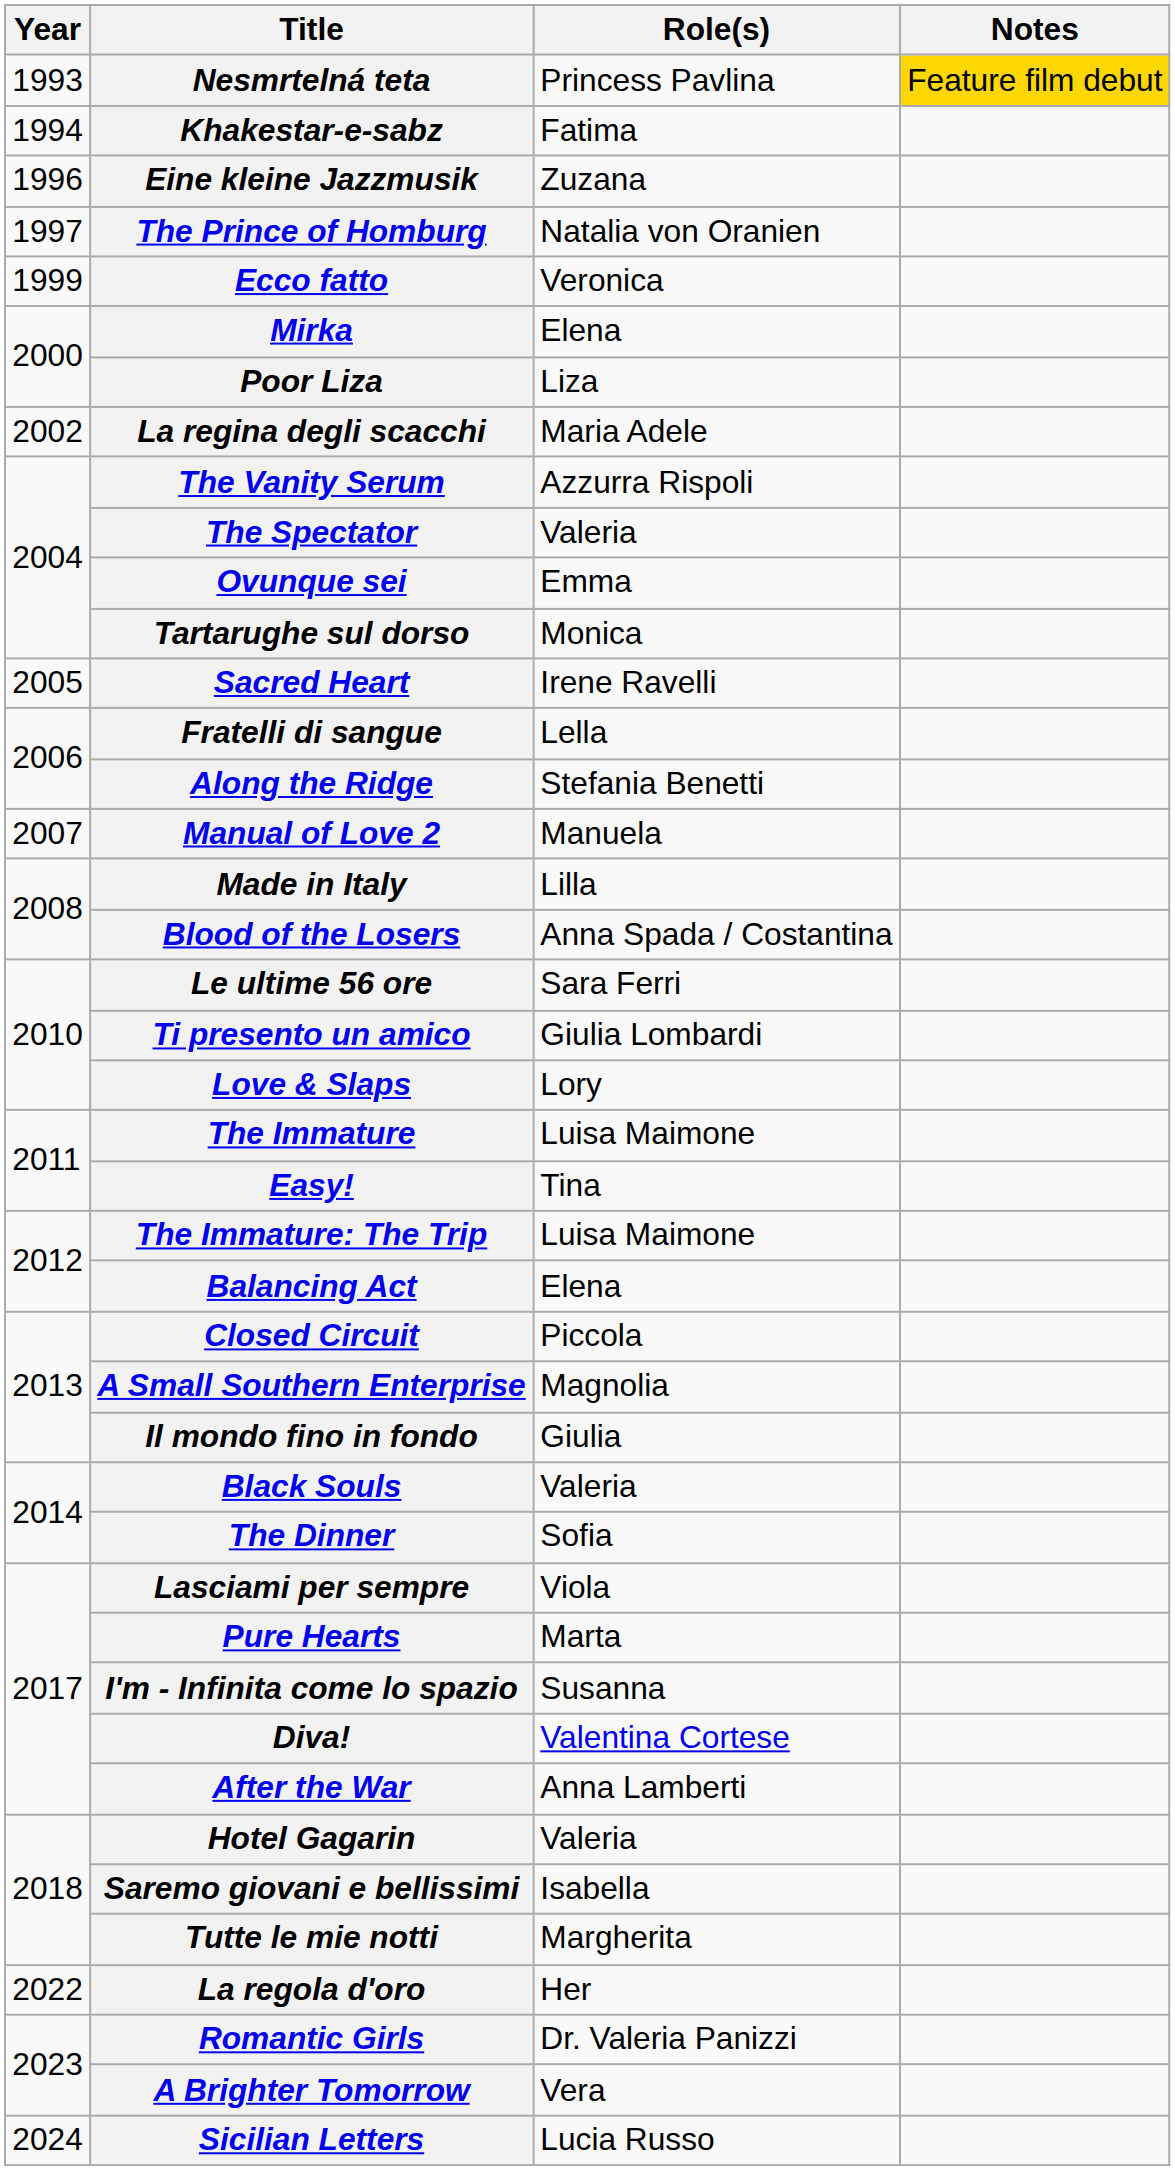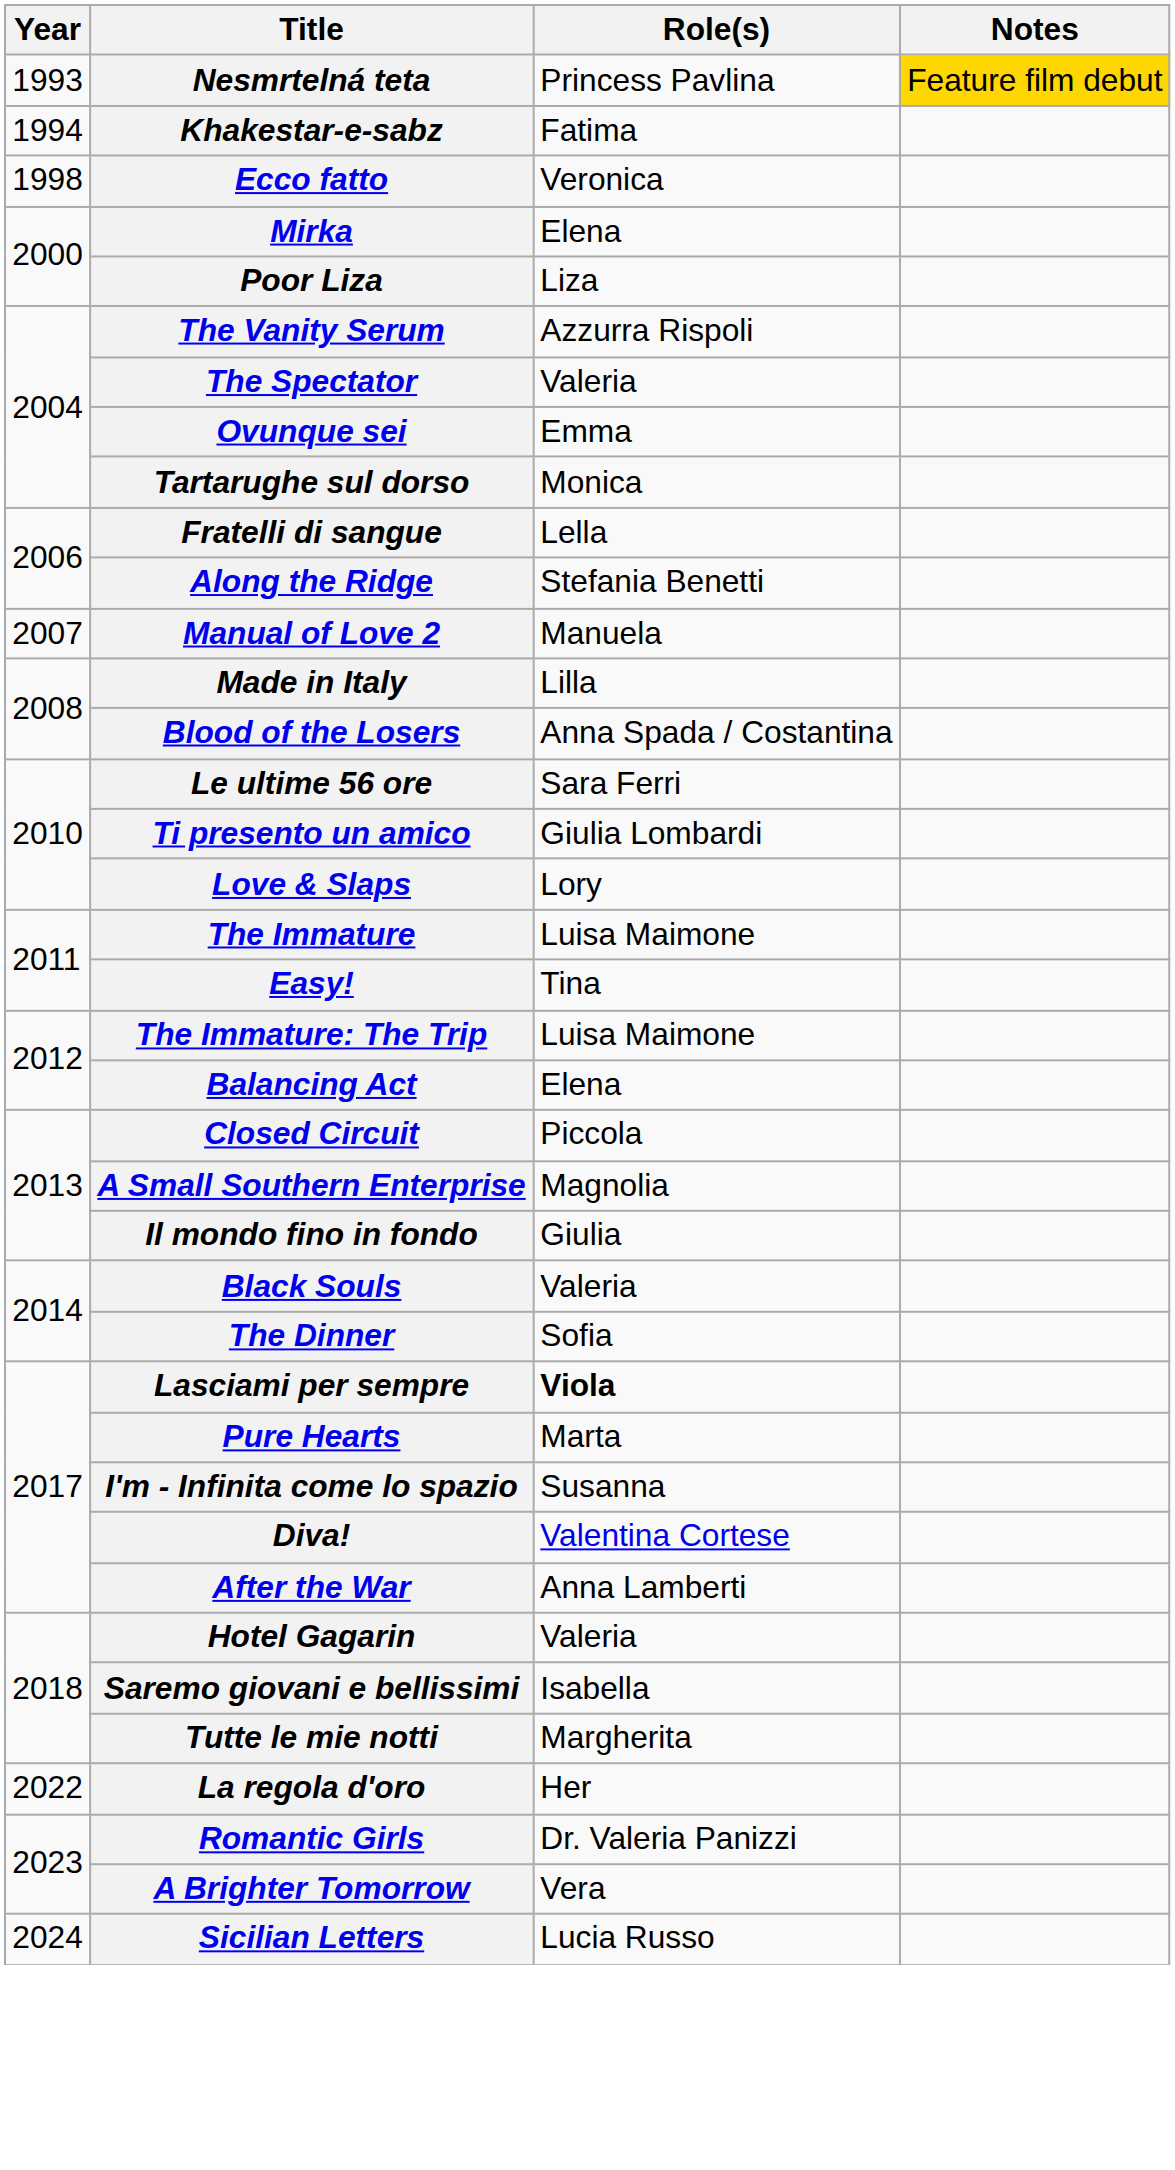- row: (312, 180)
- row: (312, 230)
(48, 280) 1999 -> (48, 180) 1998
- row: (312, 431)
- row: (312, 682)
(575, 1587) normal -> (578, 1386) bold
